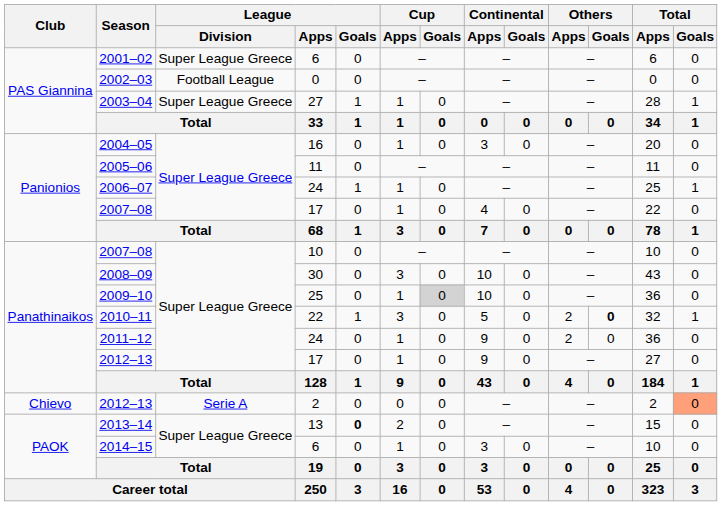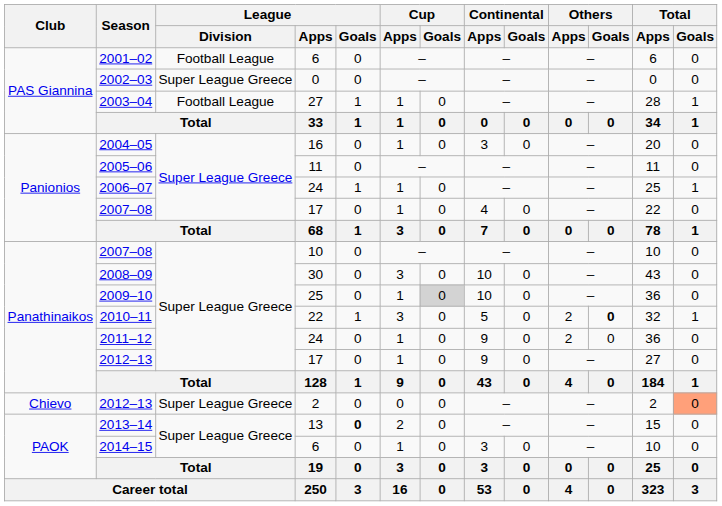(225, 58) Super League Greece -> (225, 58) Football League
(225, 79) Football League -> (225, 79) Super League Greece
(225, 101) Super League Greece -> (225, 101) Football League
(225, 403) Serie A -> (225, 403) Super League Greece
